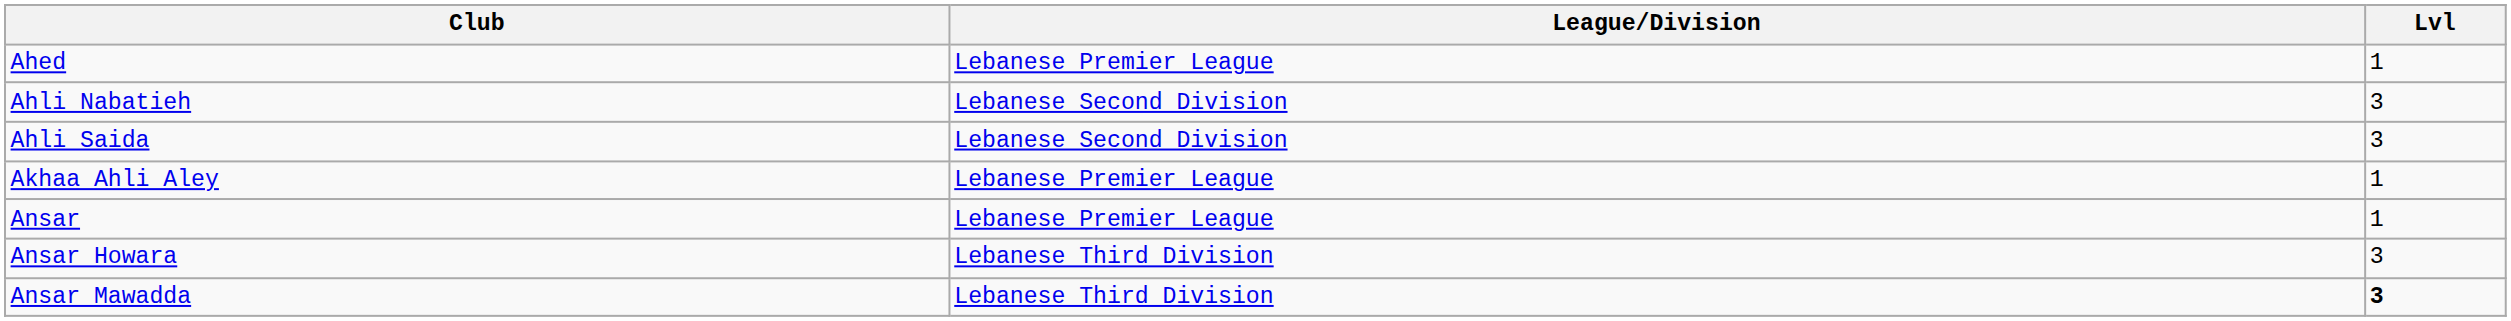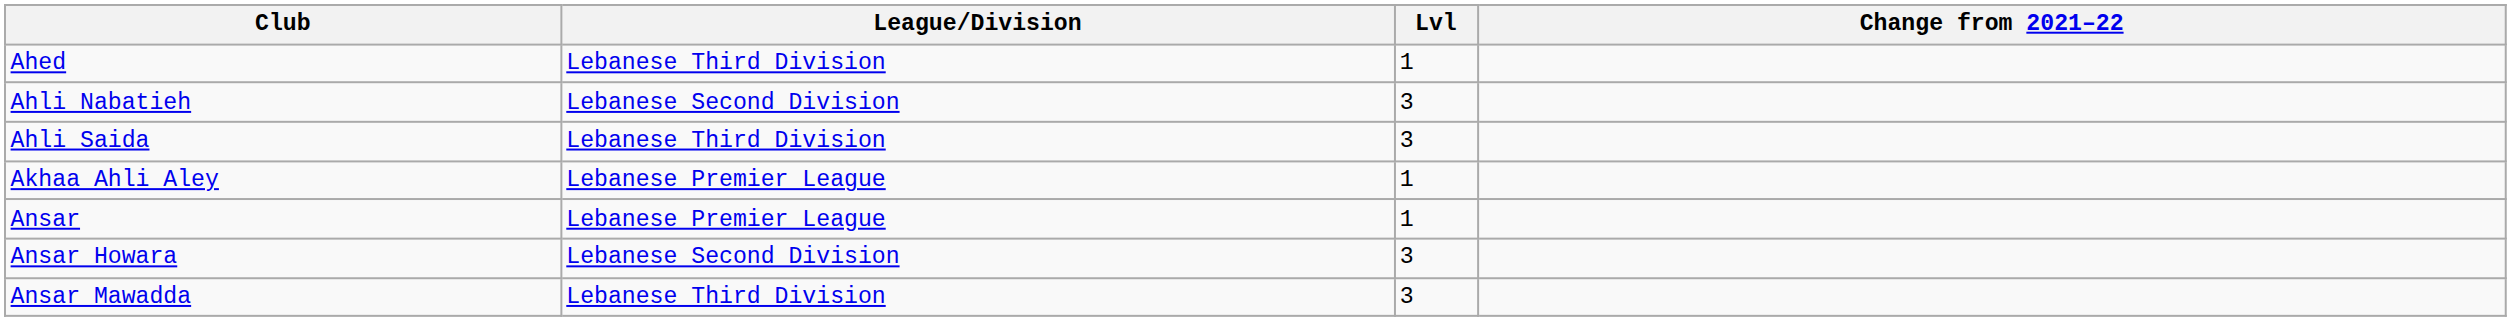+ column: (1992, 24)
(1114, 63) Lebanese Premier League -> (726, 63) Lebanese Third Division
(1121, 141) Lebanese Second Division -> (726, 141) Lebanese Third Division
(1114, 258) Lebanese Third Division -> (733, 258) Lebanese Second Division
(2377, 297) bold -> (1407, 297) normal
